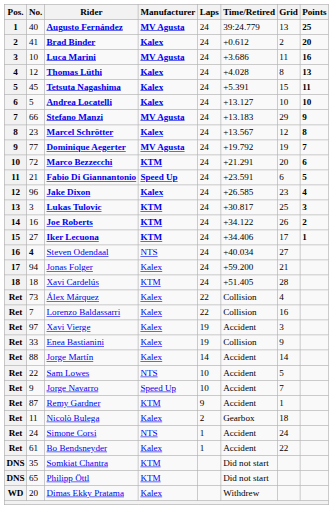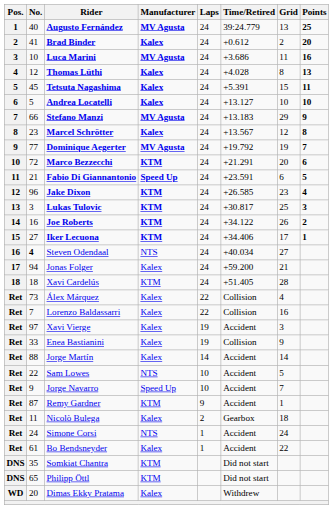(152, 192) Kalex -> (151, 192) KTM
